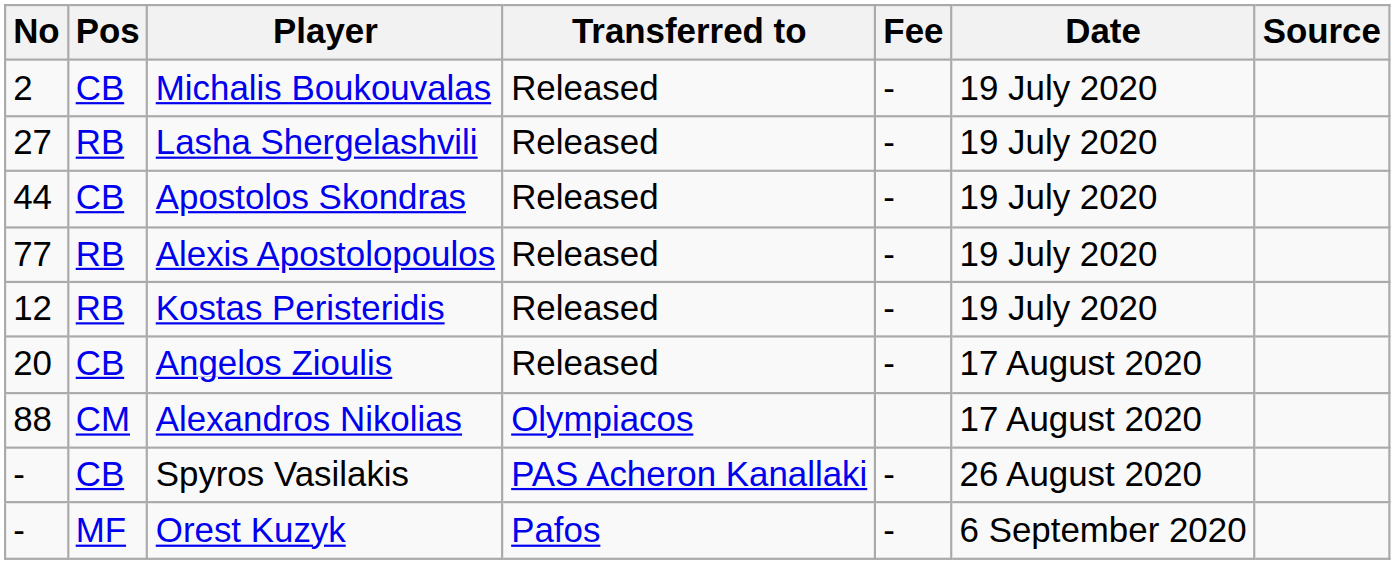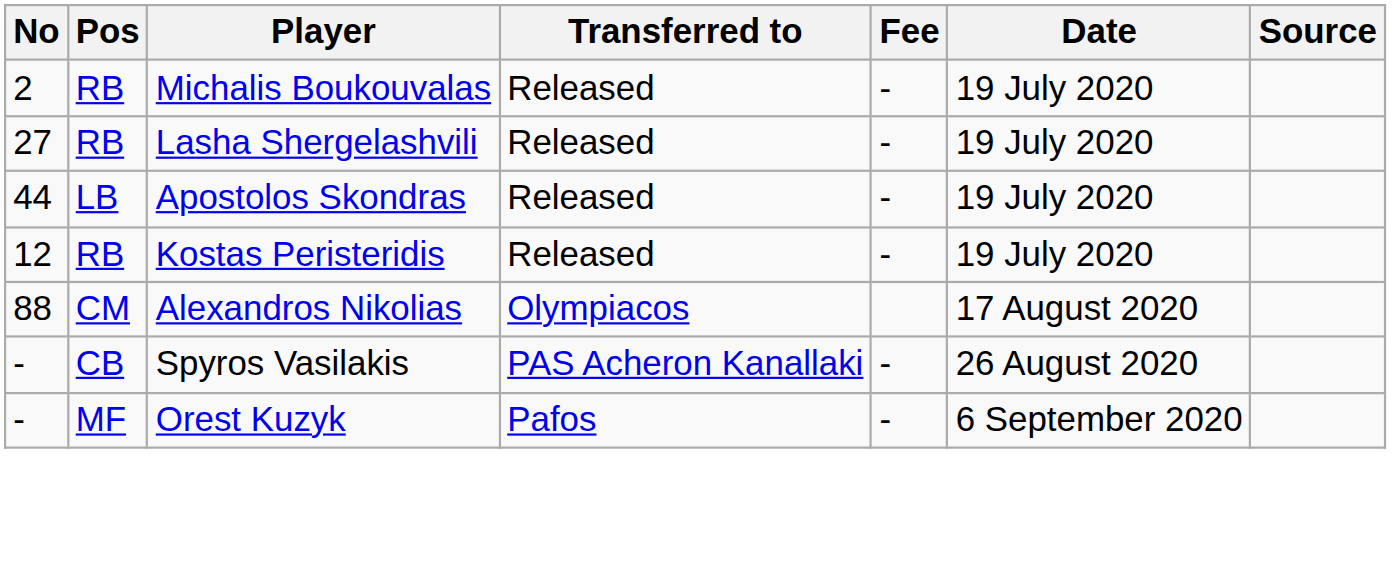(100, 87) CB -> (100, 87) RB
(100, 198) CB -> (97, 198) LB
- row: (325, 253)
- row: (274, 364)
